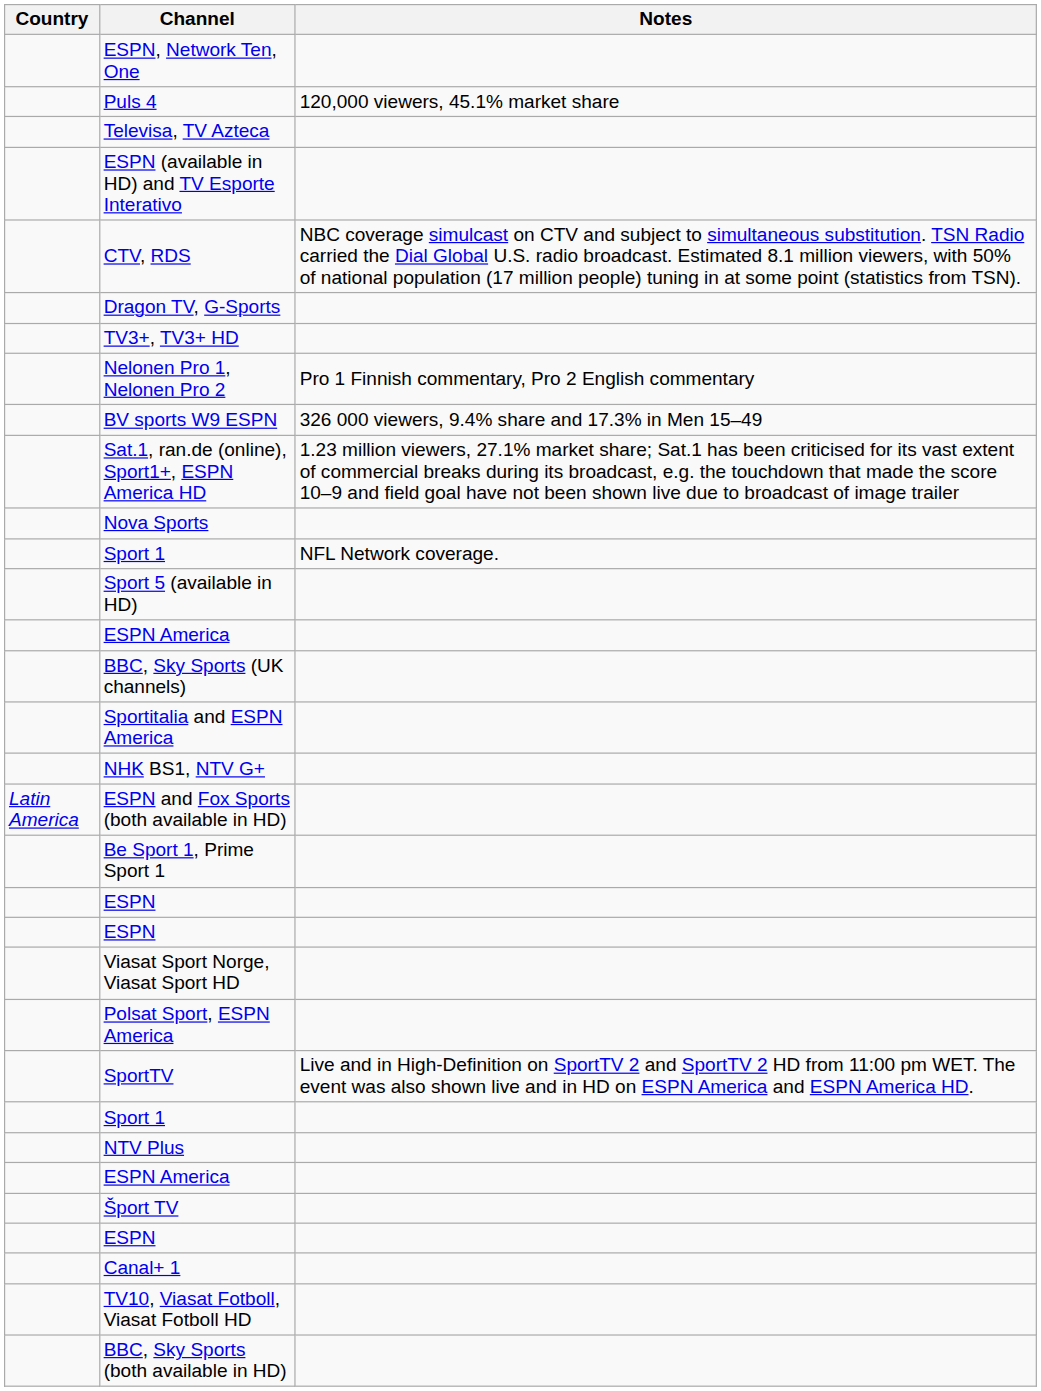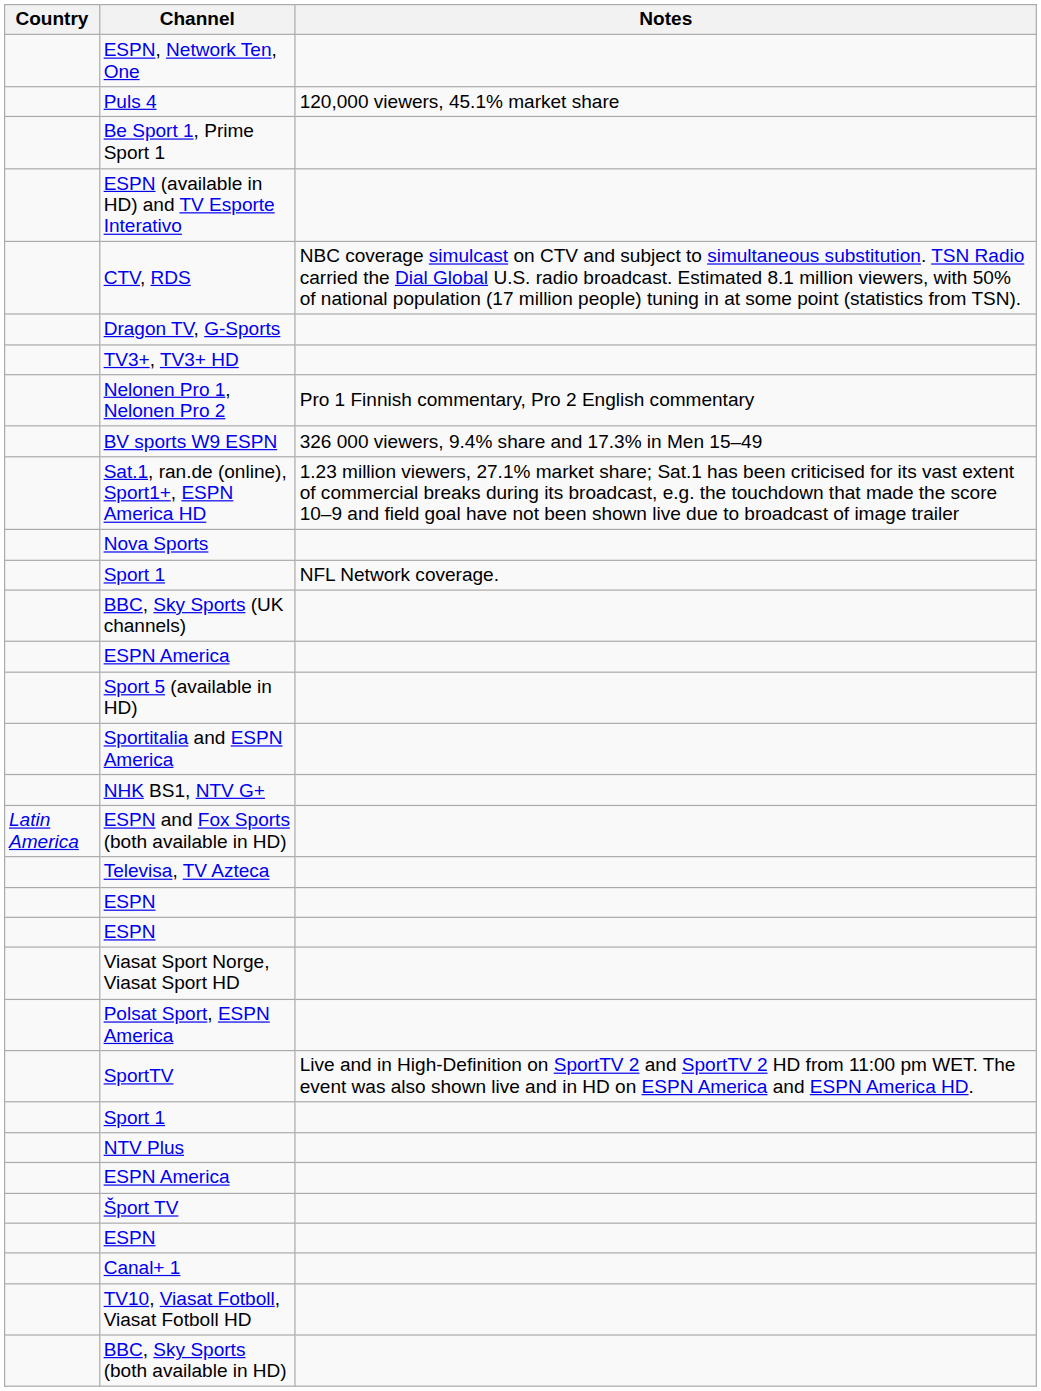rows swapped: (179, 861) <-> (187, 131)
rows swapped: (194, 676) <-> (188, 594)
